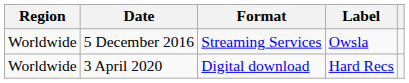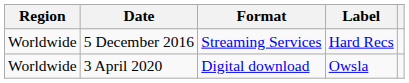(349, 41) Owsla -> (361, 41) Hard Recs
(361, 66) Hard Recs -> (349, 66) Owsla
